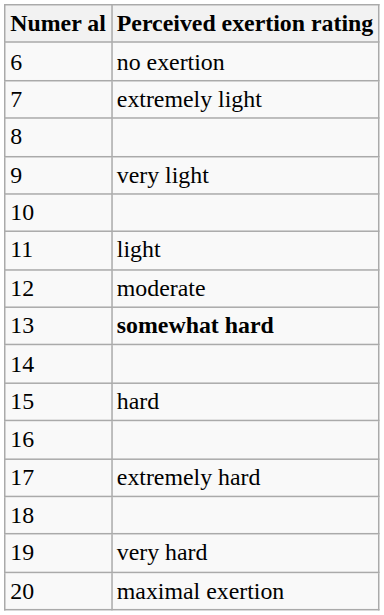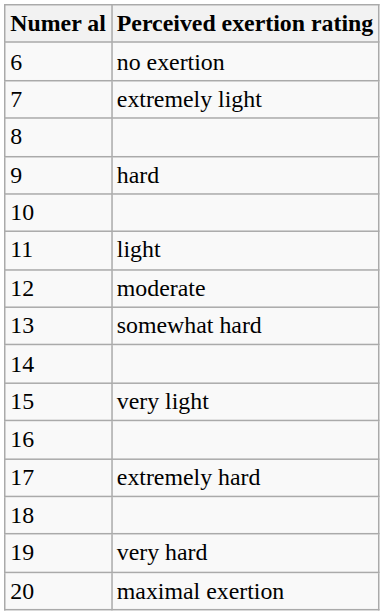(163, 174) very light -> (138, 174) hard
(195, 325) bold -> (189, 325) normal
(138, 401) hard -> (163, 401) very light
